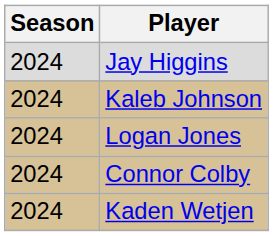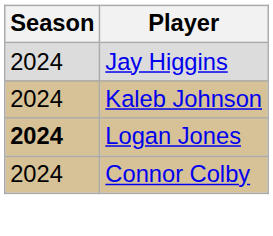(37, 136) normal -> (37, 136) bold
- row: (180, 211)
